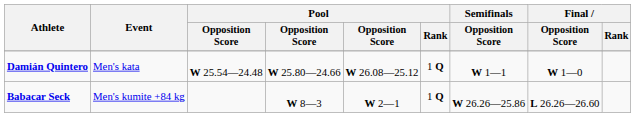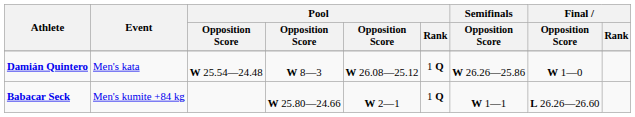(304, 73) W 25.80—24.66 -> (304, 73) W 8—3
(489, 73) W 1—1 -> (489, 73) W 26.26—25.86
(304, 103) W 8—3 -> (304, 103) W 25.80—24.66
(489, 103) W 26.26—25.86 -> (489, 103) W 1—1
